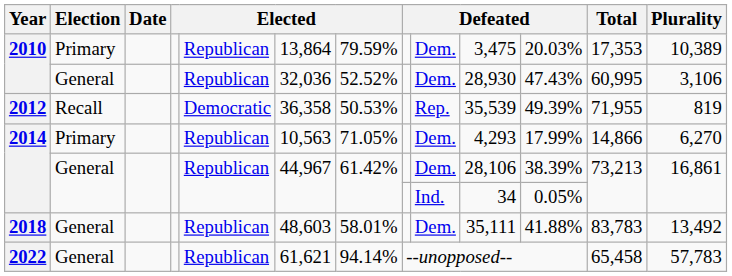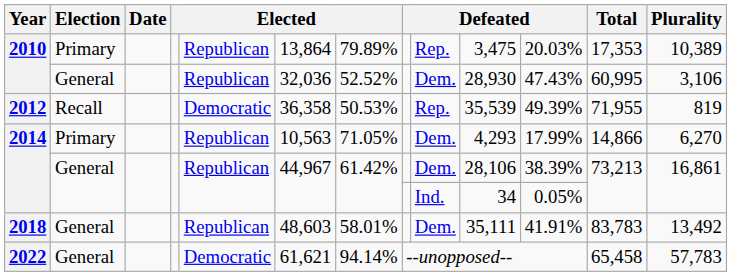(369, 49) 79.59% -> (369, 49) 79.89%
(435, 49) Dem. -> (432, 49) Rep.
(553, 227) 41.88% -> (553, 227) 41.91%
(226, 256) Republican -> (227, 256) Democratic
